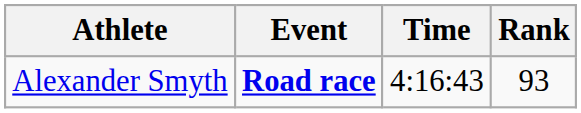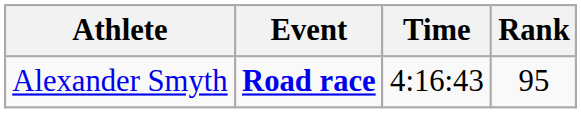(534, 80) 93 -> (534, 80) 95
